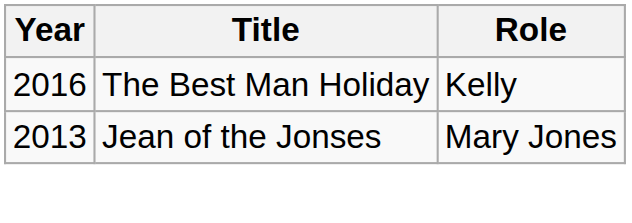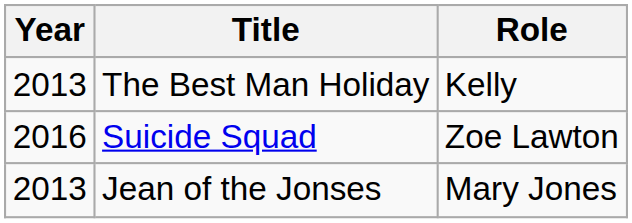(50, 83) 2016 -> (50, 83) 2013
+ row: (209, 136)
